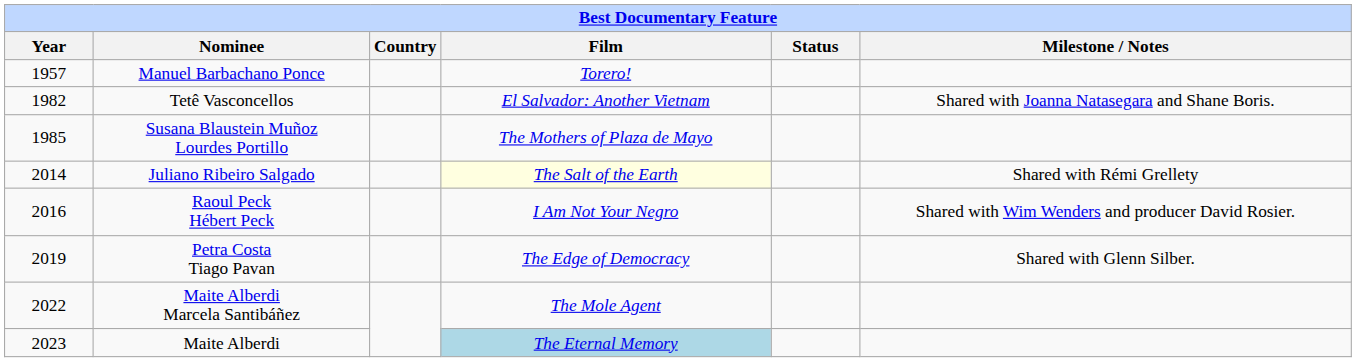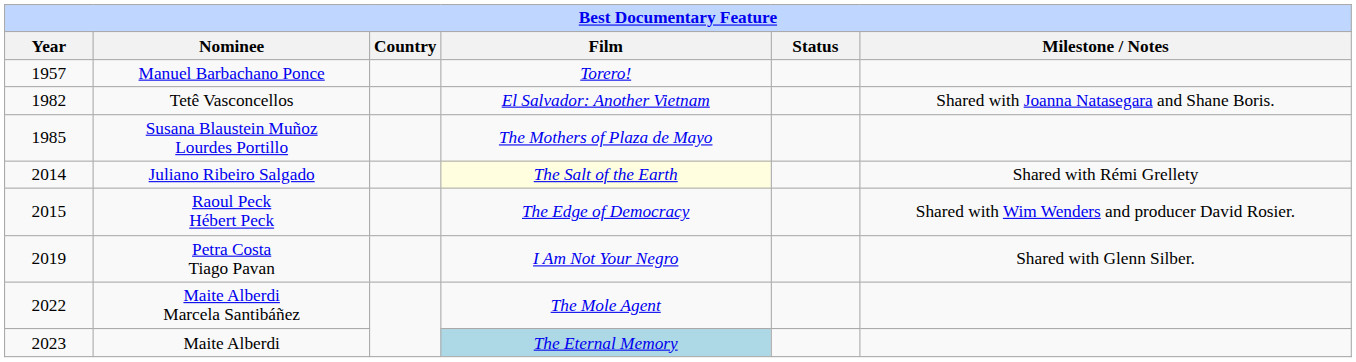(49, 211) 2016 -> (49, 211) 2015
(606, 211) I Am Not Your Negro -> (606, 211) The Edge of Democracy
(606, 258) The Edge of Democracy -> (606, 258) I Am Not Your Negro
